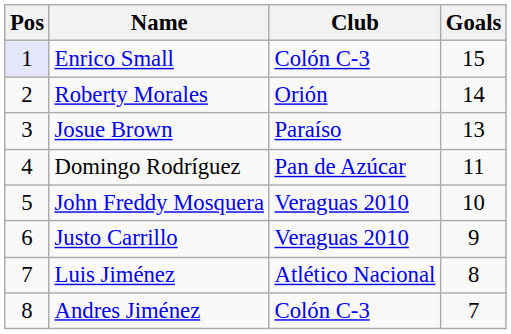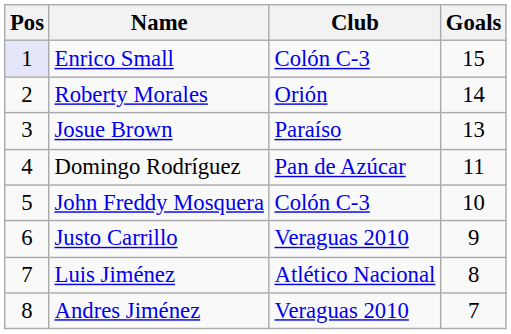(342, 202) Veraguas 2010 -> (322, 202) Colón C-3
(322, 310) Colón C-3 -> (342, 310) Veraguas 2010
